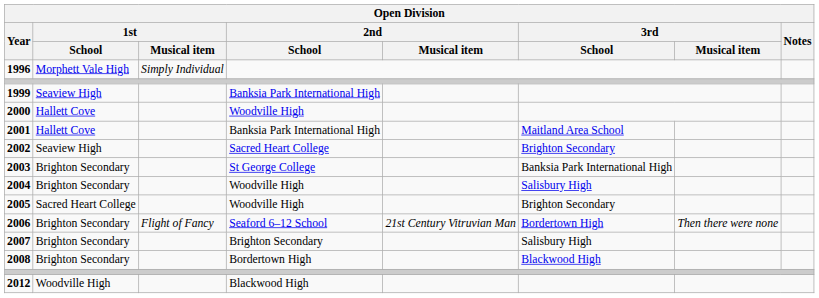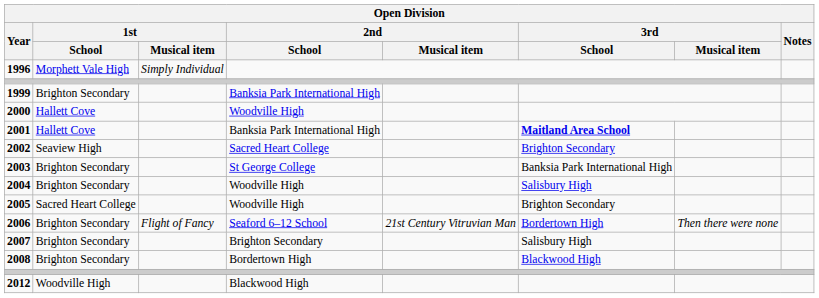(69, 93) Seaview High -> (83, 93) Brighton Secondary
(573, 130) normal -> (576, 130) bold
